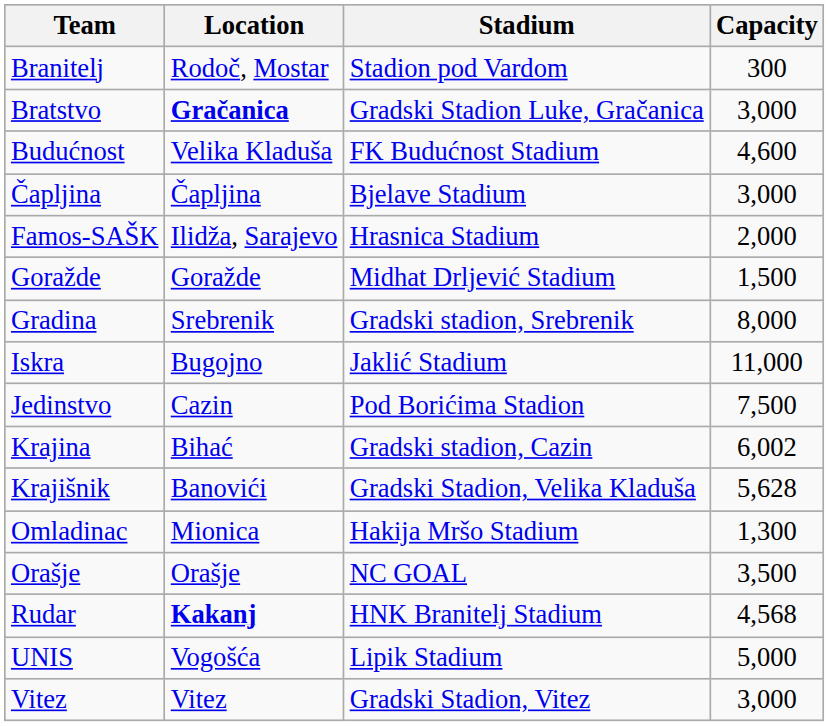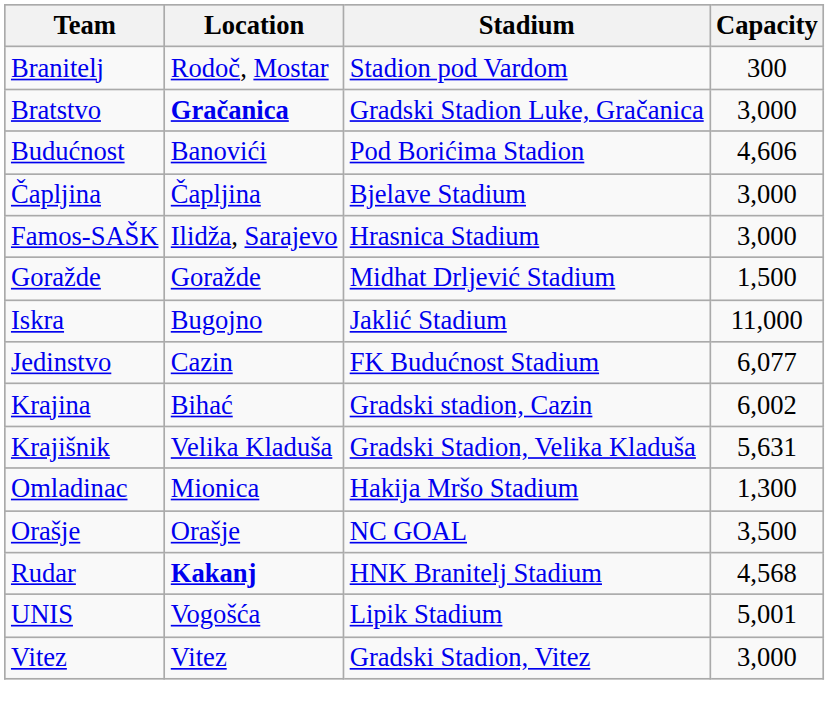(252, 151) Velika Kladuša -> (219, 151) Banovići
(474, 151) FK Budućnost Stadium -> (467, 151) Pod Borićima Stadion
(767, 151) 4,600 -> (767, 151) 4,606
(767, 236) 2,000 -> (767, 236) 3,000
- row: (54, 320)
(467, 404) Pod Borićima Stadion -> (474, 362) FK Budućnost Stadium
(767, 404) 7,500 -> (767, 362) 6,077
(219, 488) Banovići -> (252, 446) Velika Kladuša
(767, 488) 5,628 -> (767, 446) 5,631
(767, 657) 5,000 -> (767, 615) 5,001
